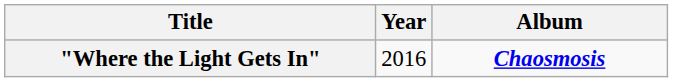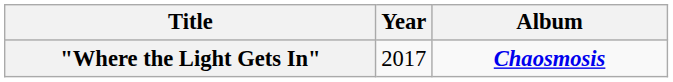(404, 58) 2016 -> (404, 58) 2017
